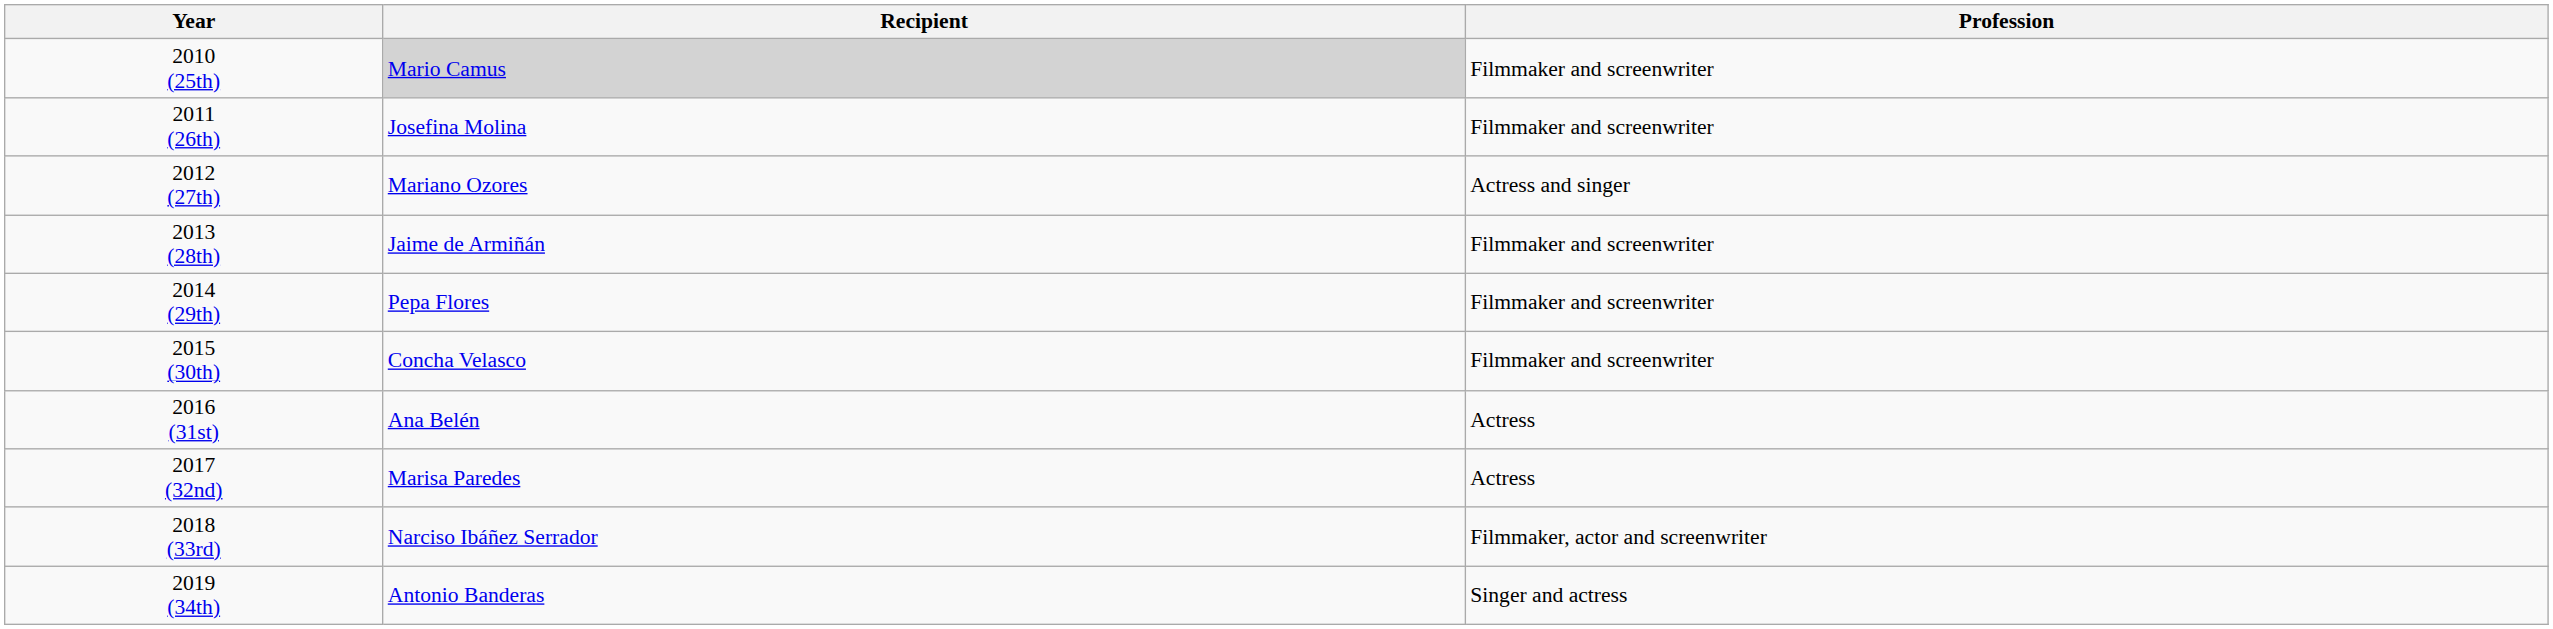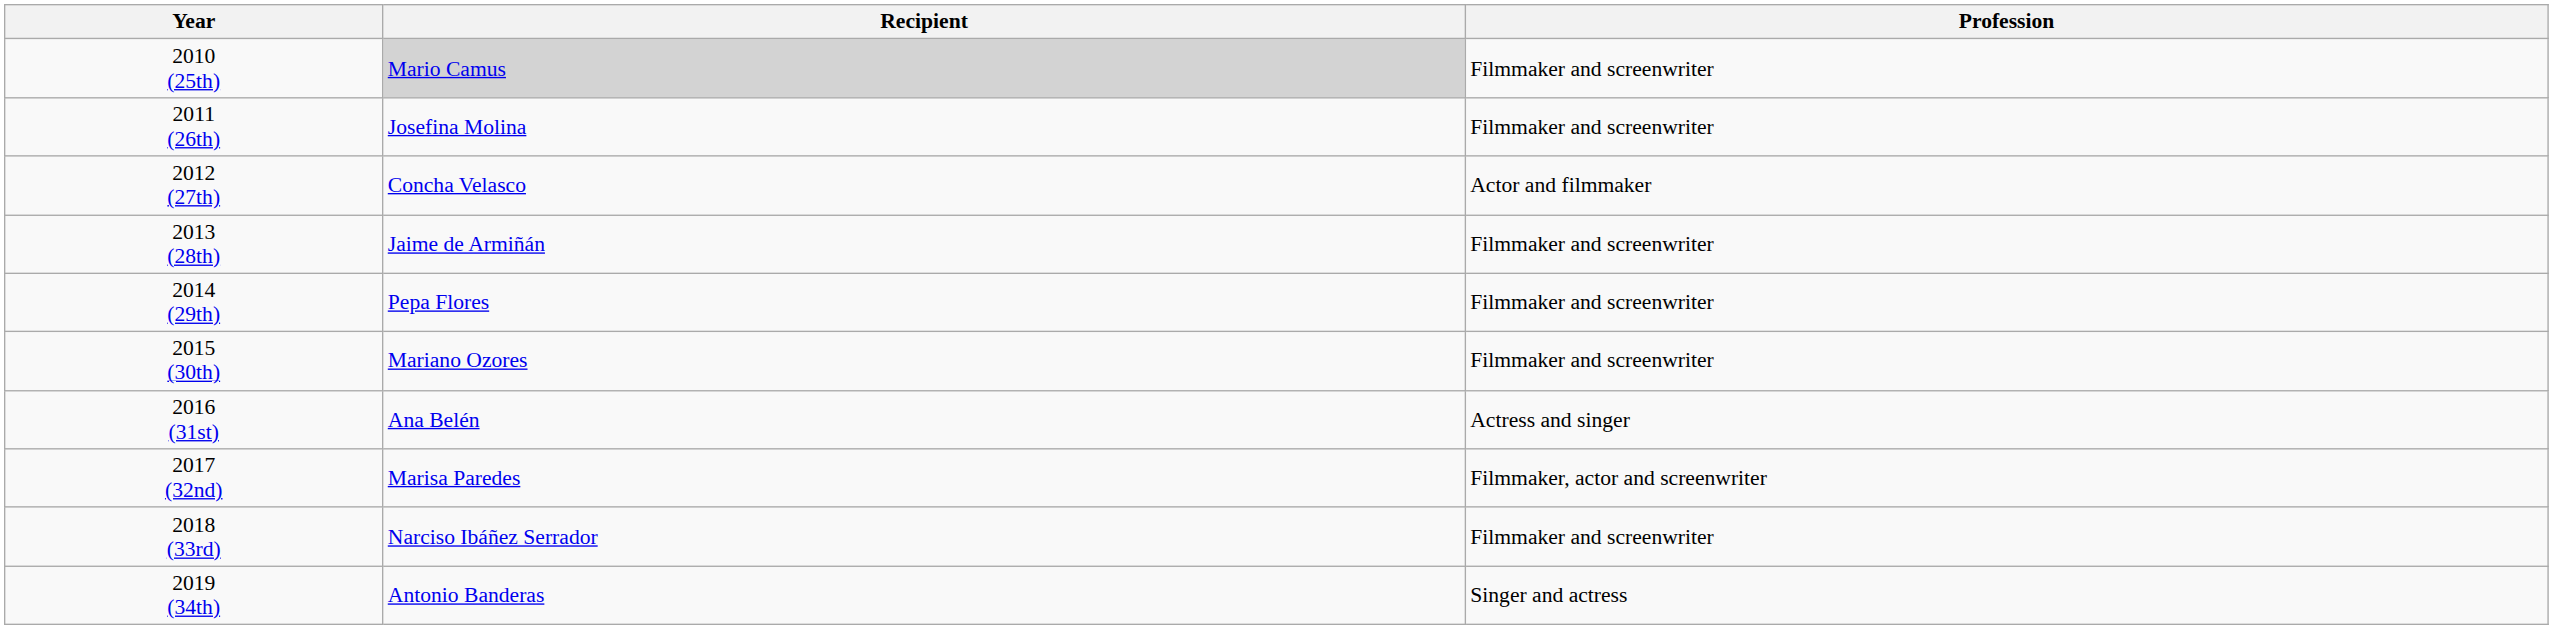(458, 185) Mariano Ozores -> (457, 185) Concha Velasco
(1550, 185) Actress and singer -> (1561, 185) Actor and filmmaker
(457, 360) Concha Velasco -> (458, 360) Mariano Ozores
(1503, 419) Actress -> (1550, 419) Actress and singer
(1503, 477) Actress -> (1619, 477) Filmmaker, actor and screenwriter
(1619, 536) Filmmaker, actor and screenwriter -> (1592, 536) Filmmaker and screenwriter
